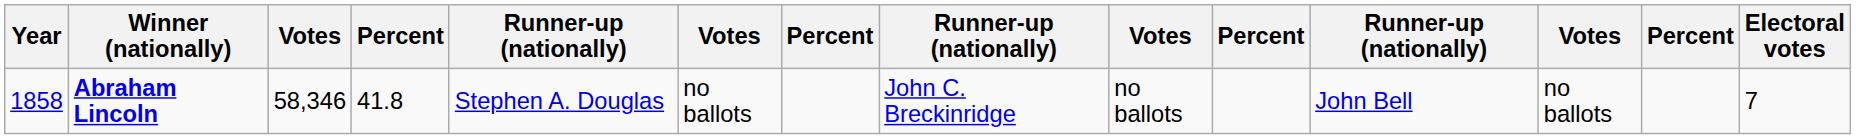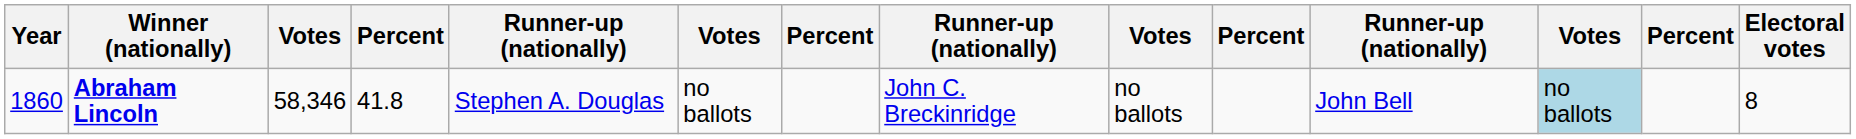(37, 100) 1858 -> (37, 100) 1860
(1578, 100) no background -> (1578, 100) lightblue background
(1751, 100) 7 -> (1751, 100) 8
